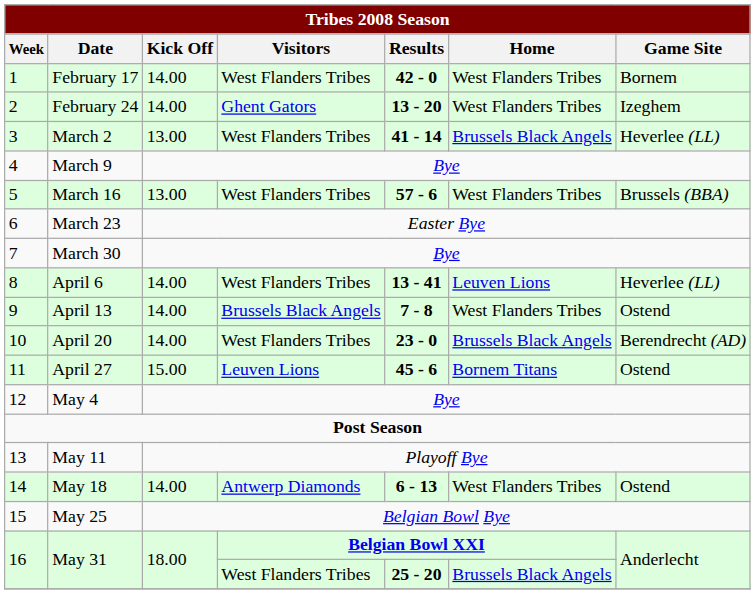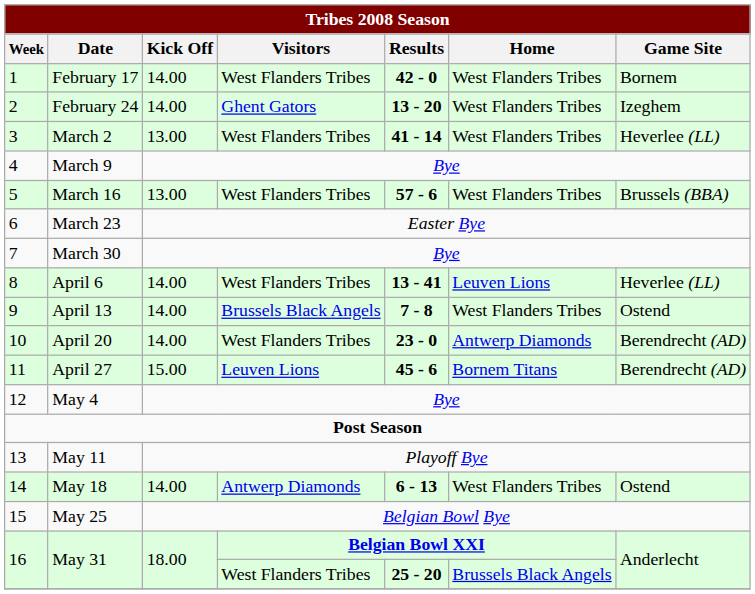(532, 136) Brussels Black Angels -> (527, 136) West Flanders Tribes
(532, 340) Brussels Black Angels -> (522, 340) Antwerp Diamonds
(645, 370) Ostend -> (683, 370) Berendrecht (AD)
